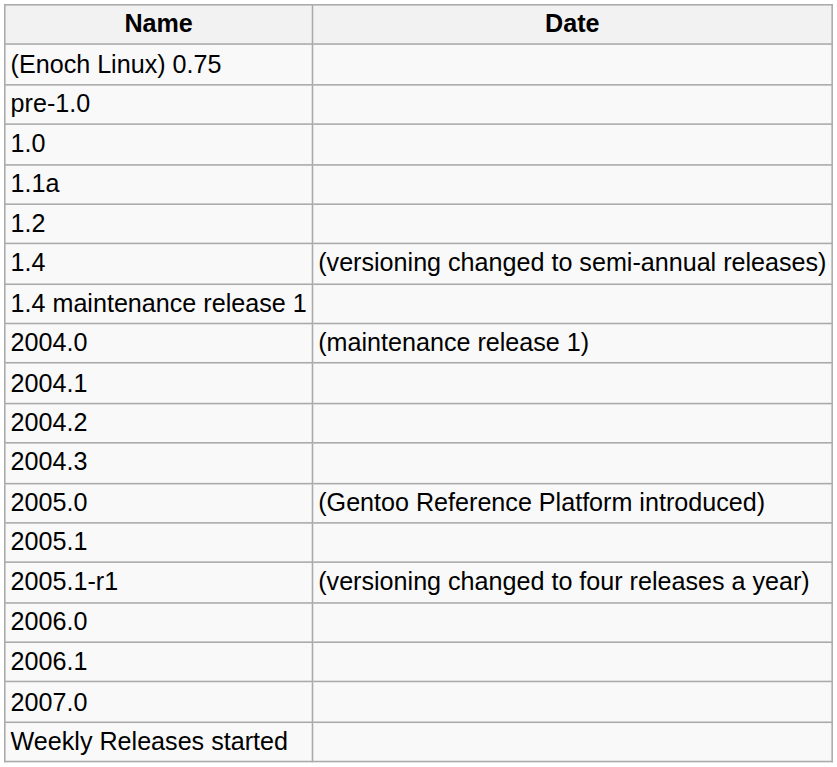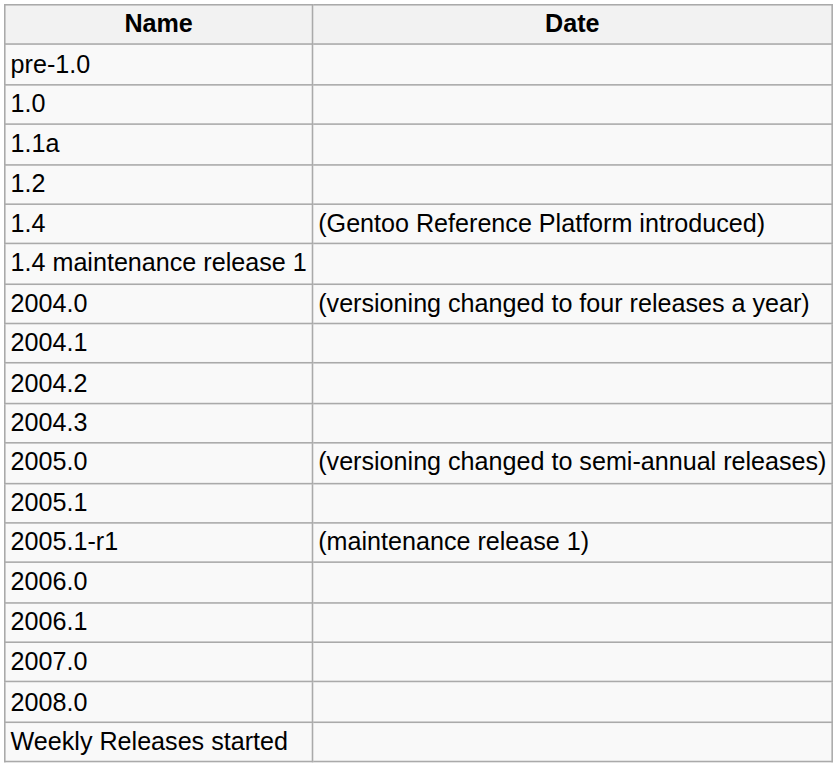- row: (116, 64)
(572, 263) (versioning changed to semi-annual releases) -> (542, 223) (Gentoo Reference Platform introduced)
(454, 343) (maintenance release 1) -> (564, 303) (versioning changed to four releases a year)
(542, 502) (Gentoo Reference Platform introduced) -> (572, 462) (versioning changed to semi-annual releases)
(564, 582) (versioning changed to four releases a year) -> (454, 542) (maintenance release 1)
+ row: (49, 701)
